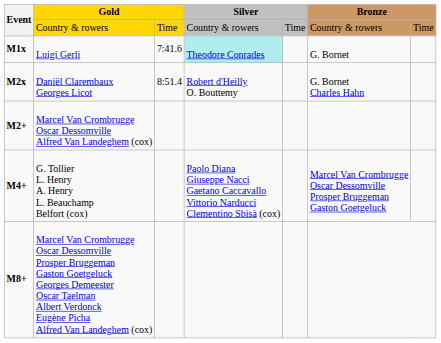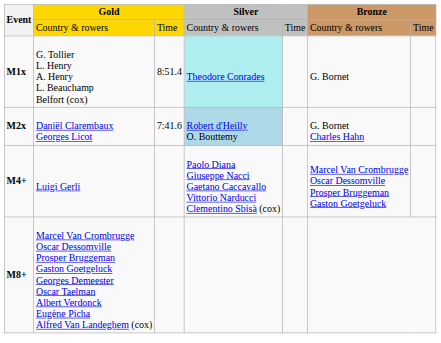(58, 54) Luigi Gerli -> (65, 77) G. Tollier L. Henry A. Henry L. Beauchamp Belfort (cox)
(169, 49) 7:41.6 -> (169, 71) 8:51.4
(169, 81) 8:51.4 -> (169, 126) 7:41.6
(217, 87) no background -> (217, 132) lightblue background
- row: (17, 125)
(65, 191) G. Tollier L. Henry A. Henry L. Beauchamp Belfort (cox) -> (58, 186) Luigi Gerli
